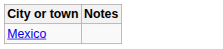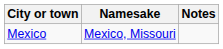+ column: (130, 14)
